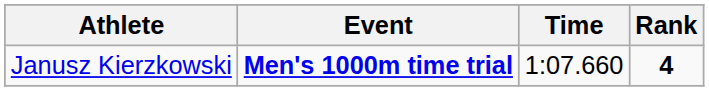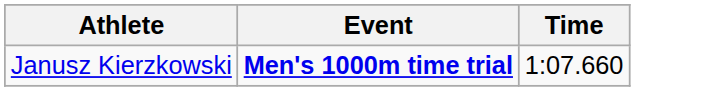- column: (666, 25)
